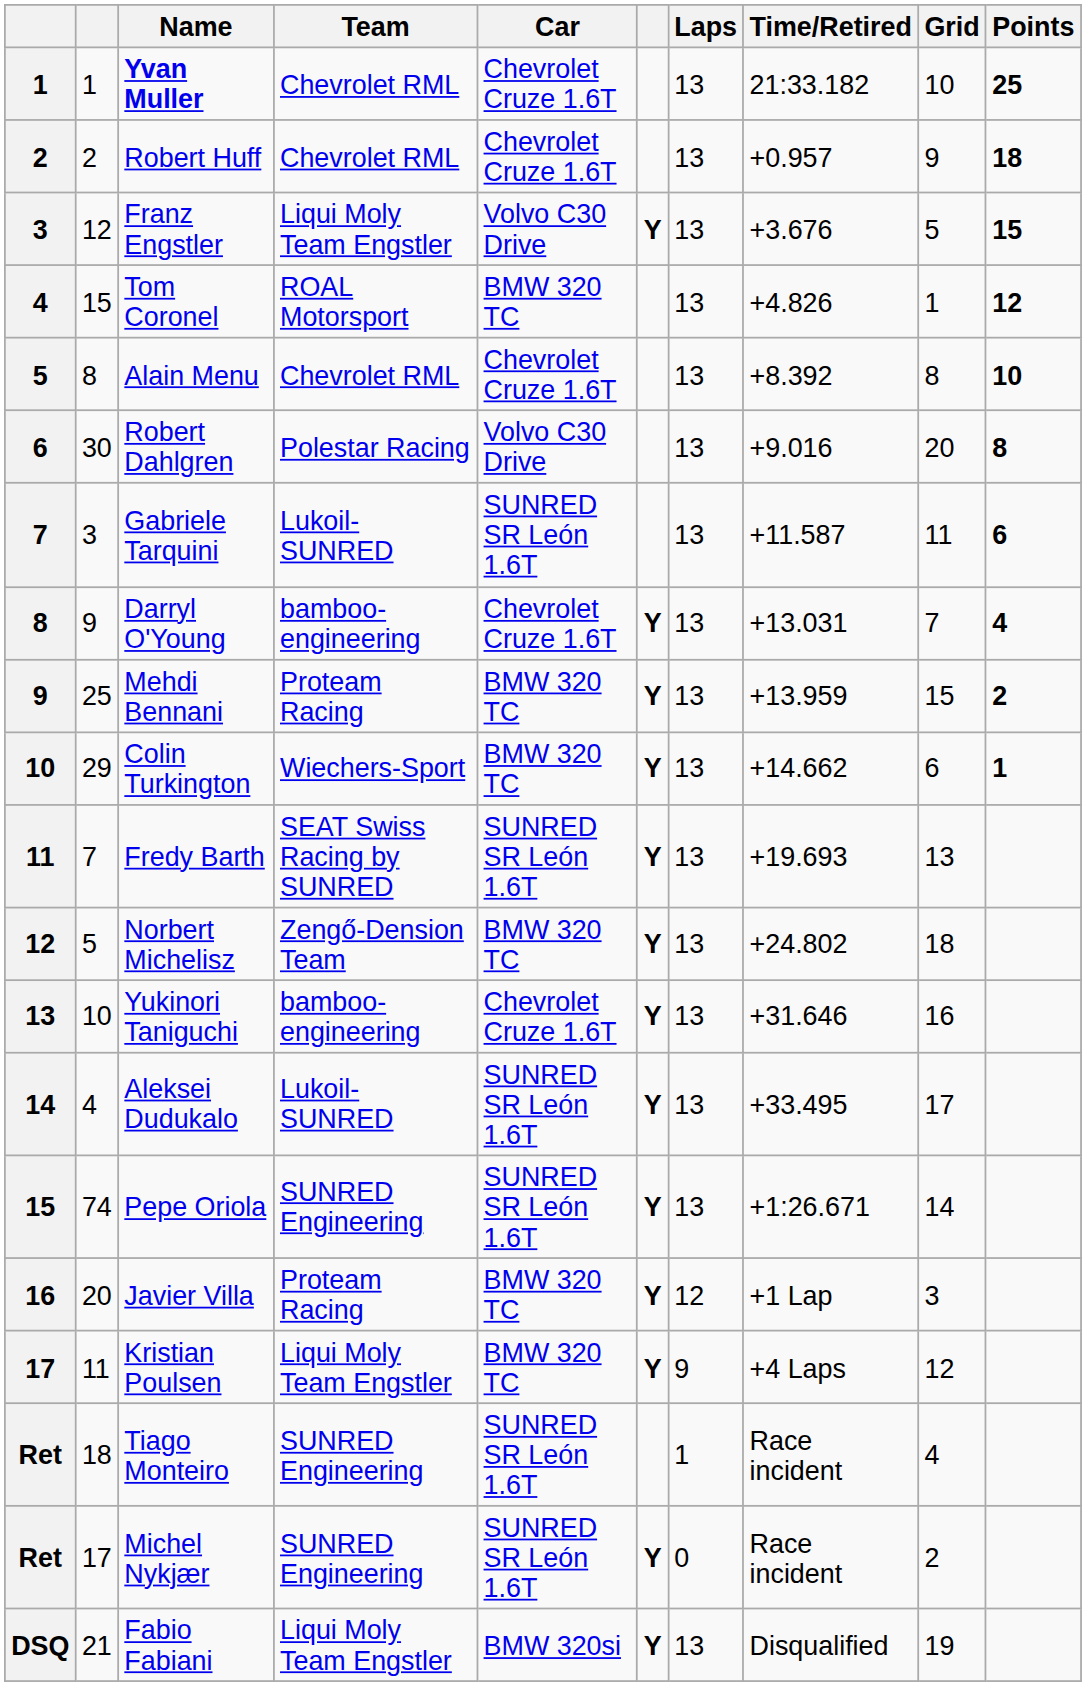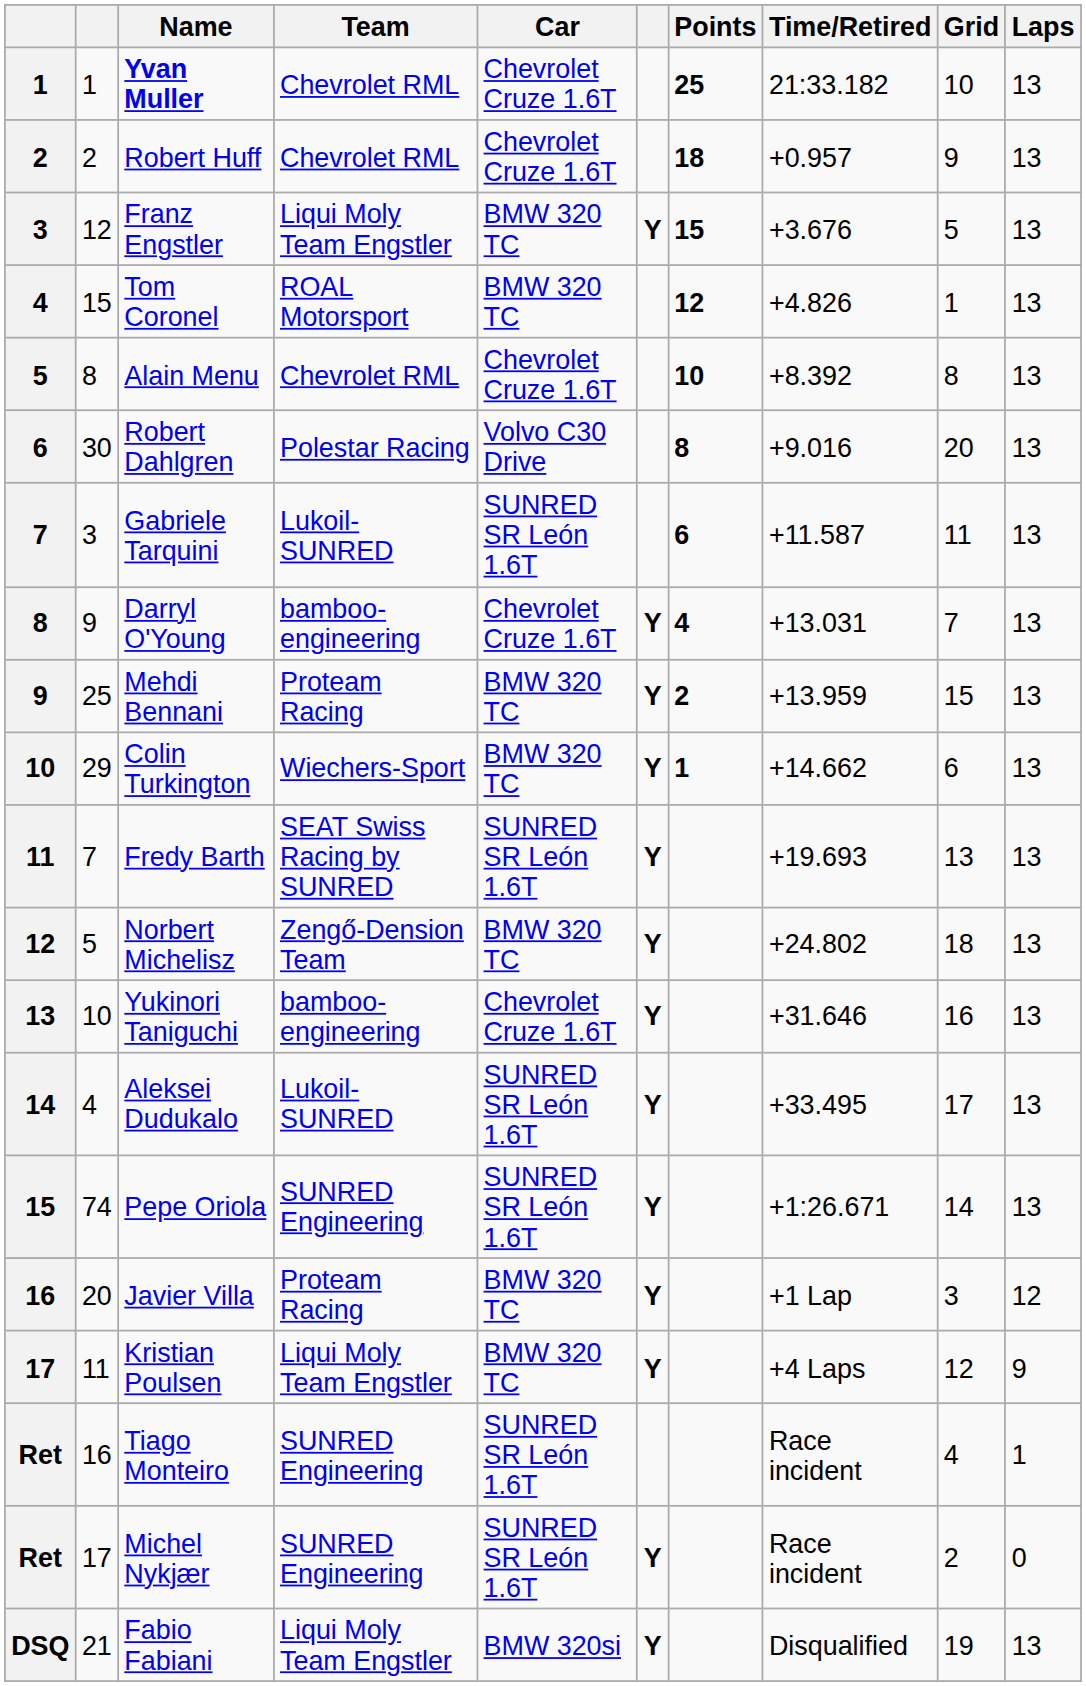columns swapped: (706, 26) <-> (1033, 26)
(545, 229) Volvo C30 Drive -> (543, 229) BMW 320 TC
(97, 1455) 18 -> (97, 1455) 16
